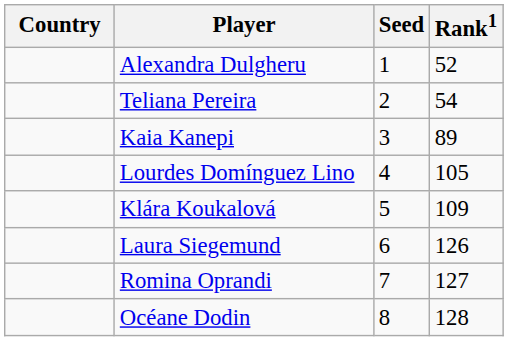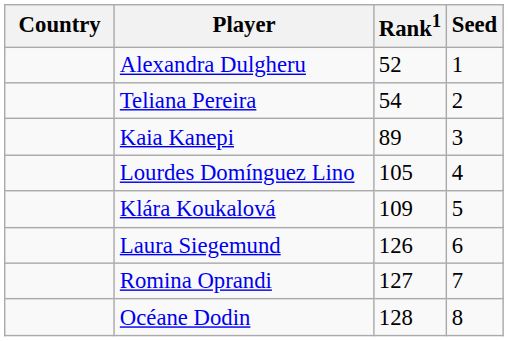columns swapped: (466, 25) <-> (402, 25)
